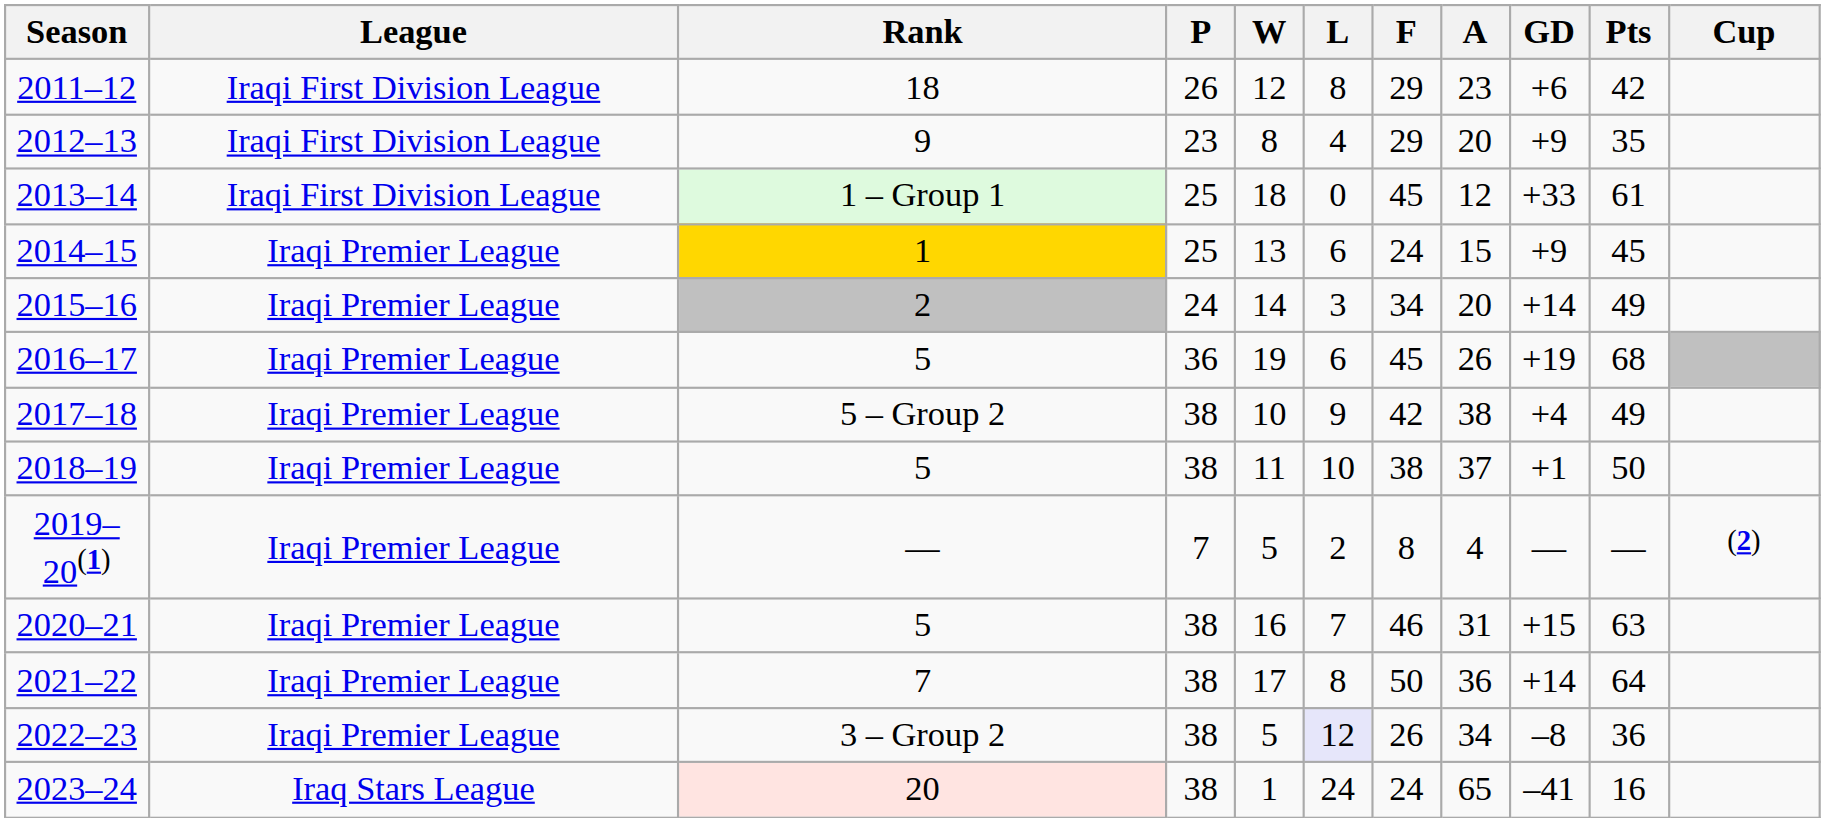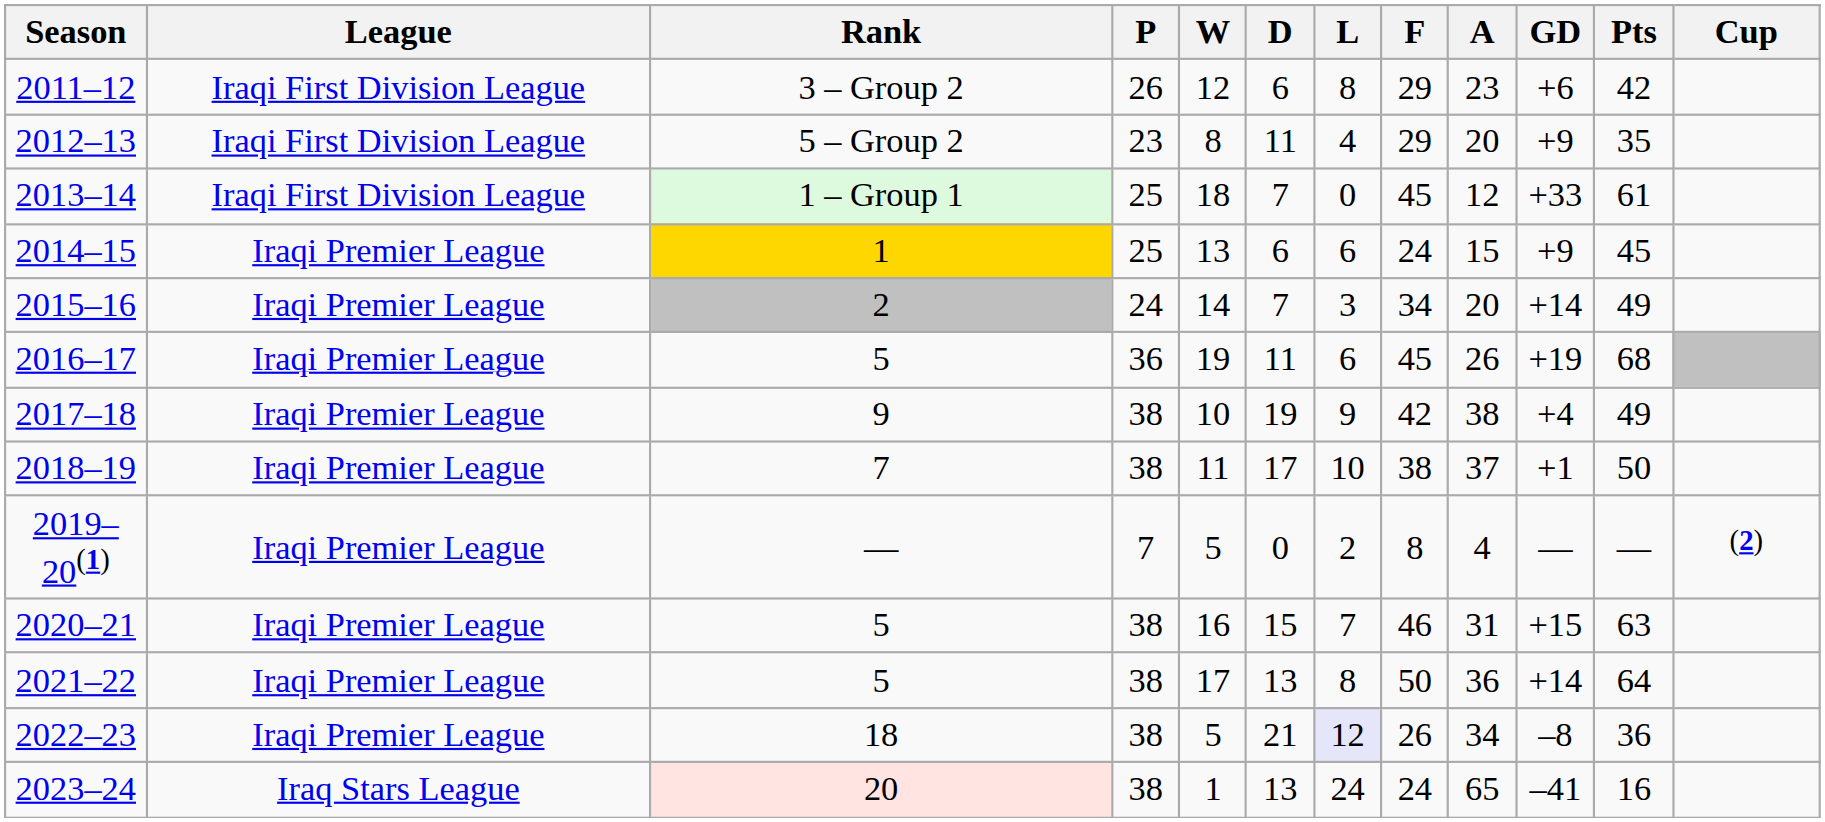+ column: (1280, 31)
(923, 86) 18 -> (881, 86) 3 – Group 2
(923, 140) 9 -> (881, 140) 5 – Group 2
(923, 413) 5 – Group 2 -> (881, 413) 9
(923, 468) 5 -> (881, 468) 7
(923, 679) 7 -> (881, 679) 5
(923, 734) 3 – Group 2 -> (881, 734) 18
